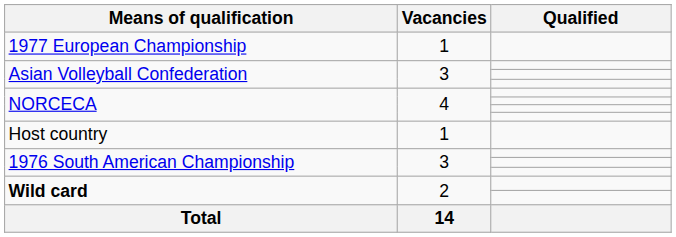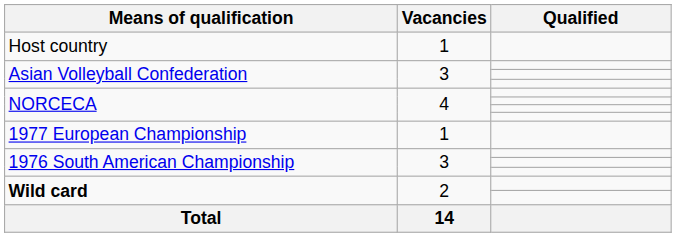rows swapped: (58, 134) <-> (127, 46)
